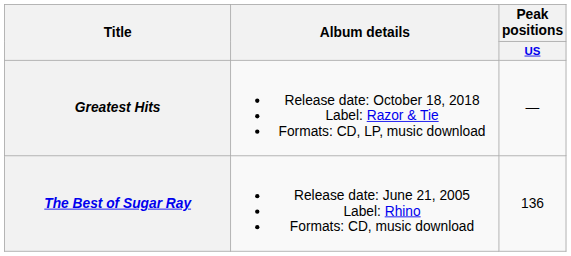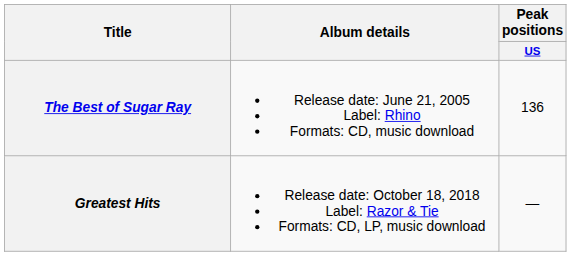rows swapped: (118, 203) <-> (118, 108)
